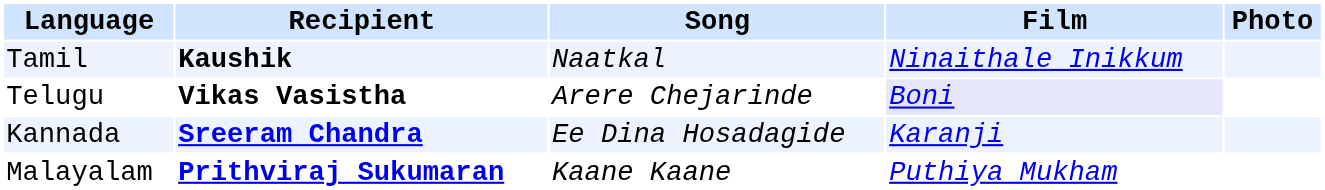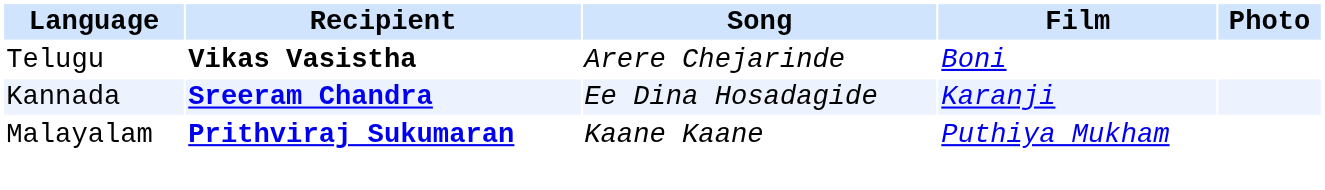- row: (47, 59)
(922, 97) lavender background -> (974, 59) no background
